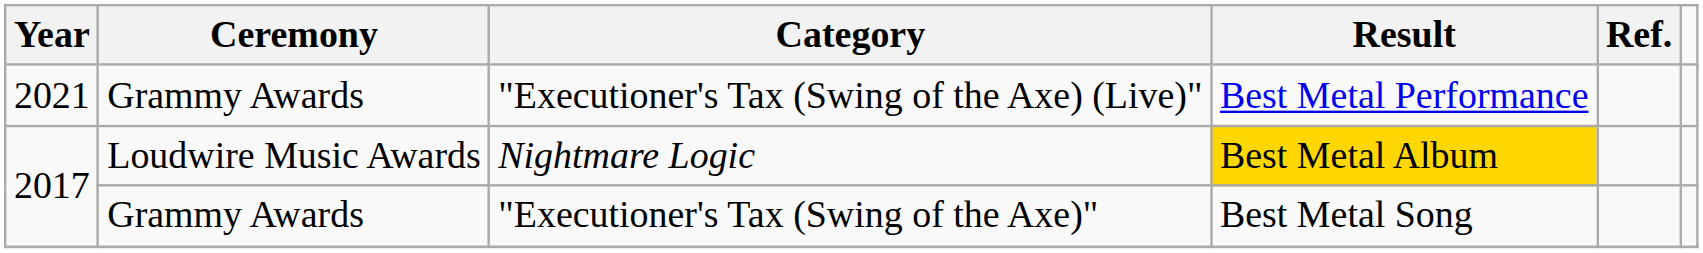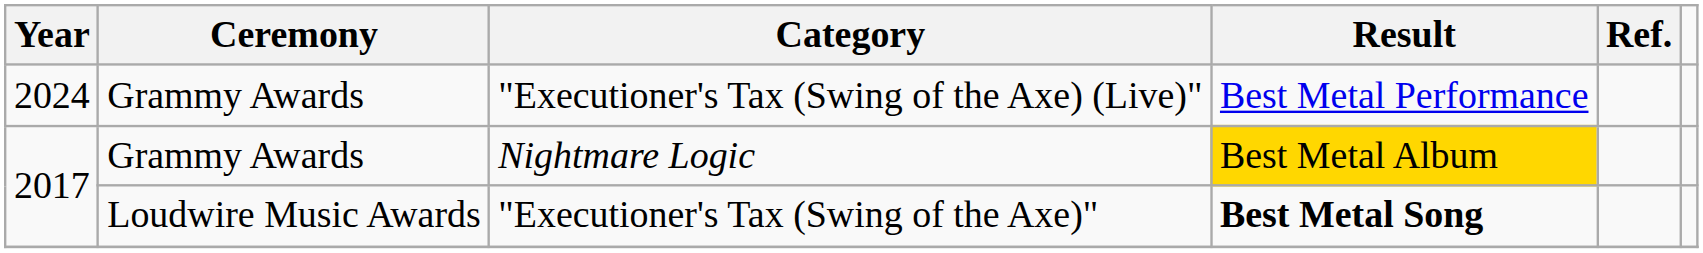(52, 94) 2021 -> (52, 94) 2024
(294, 154) Loudwire Music Awards -> (236, 154) Grammy Awards
(236, 214) Grammy Awards -> (294, 214) Loudwire Music Awards
(1346, 214) normal -> (1352, 214) bold
